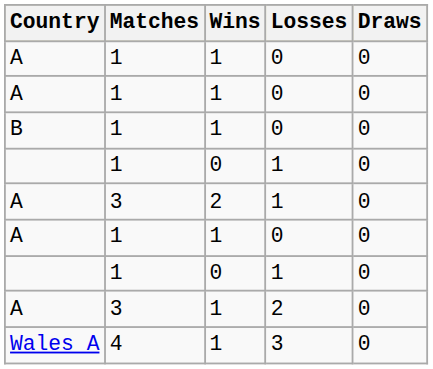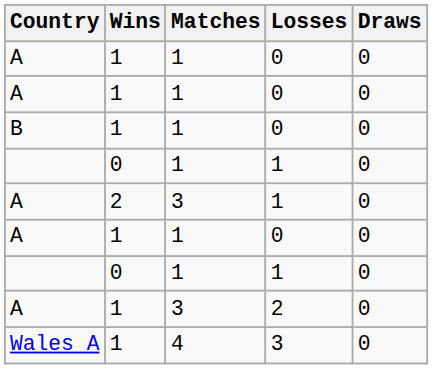columns swapped: (154, 22) <-> (235, 22)
